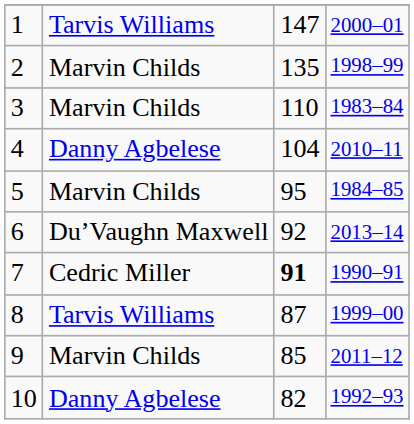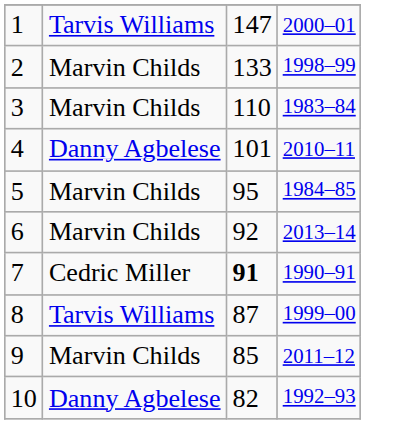(300, 66) 135 -> (252, 66) 133
(300, 149) 104 -> (252, 149) 101
(159, 231) Du’Vaughn Maxwell -> (125, 231) Marvin Childs
